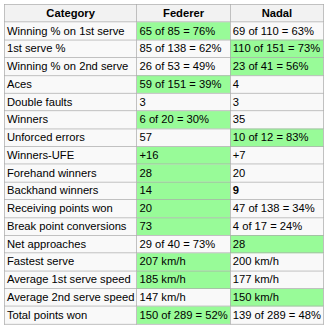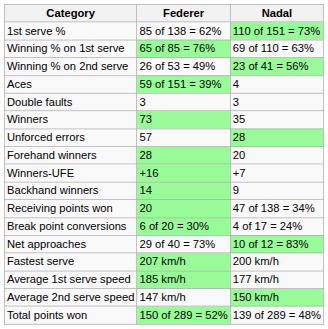rows swapped: (36, 48) <-> (66, 31)
(174, 119) 6 of 20 = 30% -> (146, 119) 73
(271, 137) 10 of 12 = 83% -> (239, 137) 28
rows swapped: (41, 155) <-> (52, 173)
(236, 191) bold -> (236, 191) normal
(146, 226) 73 -> (174, 226) 6 of 20 = 30%
(239, 244) 28 -> (271, 244) 10 of 12 = 83%
